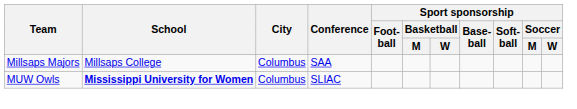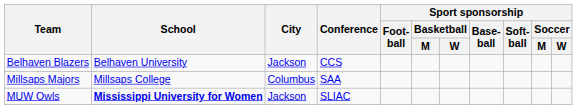+ row: (48, 63)
(282, 79) Columbus -> (287, 96) Jackson
